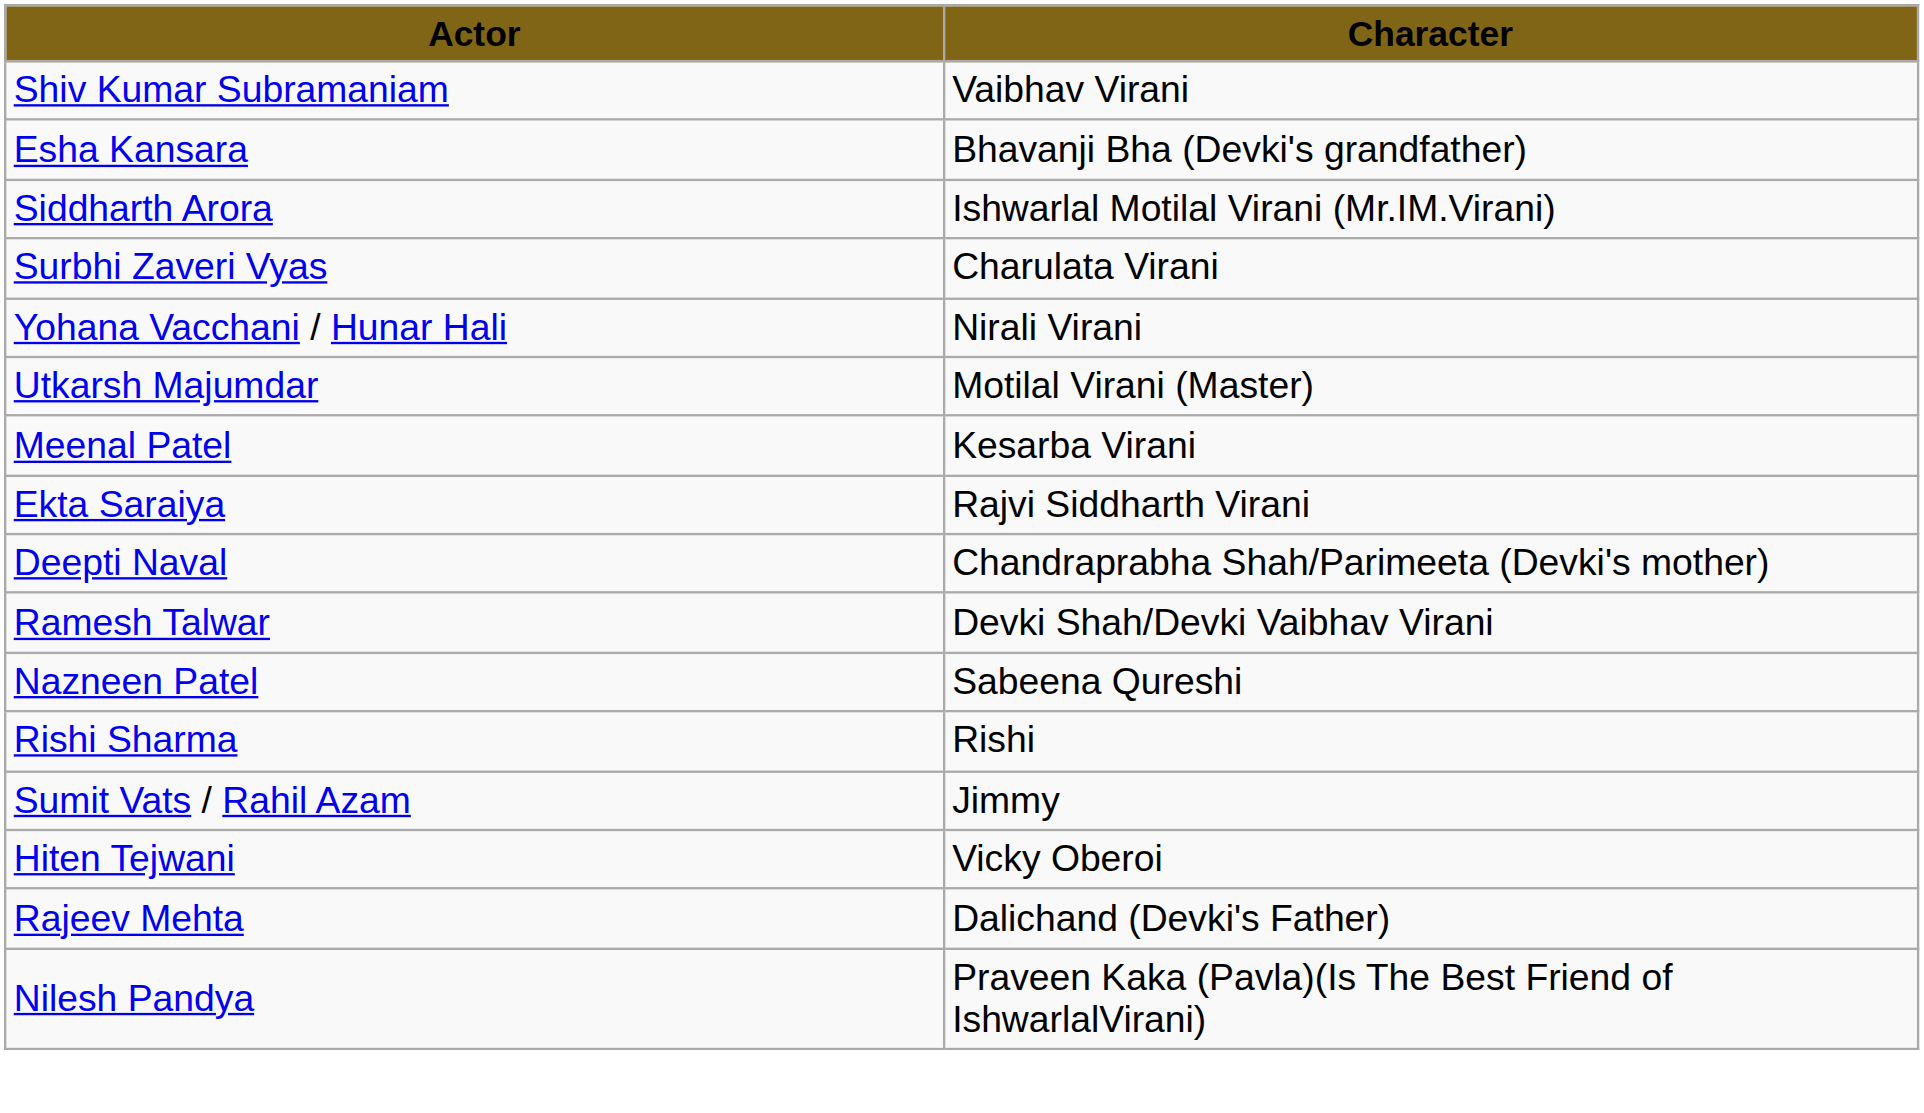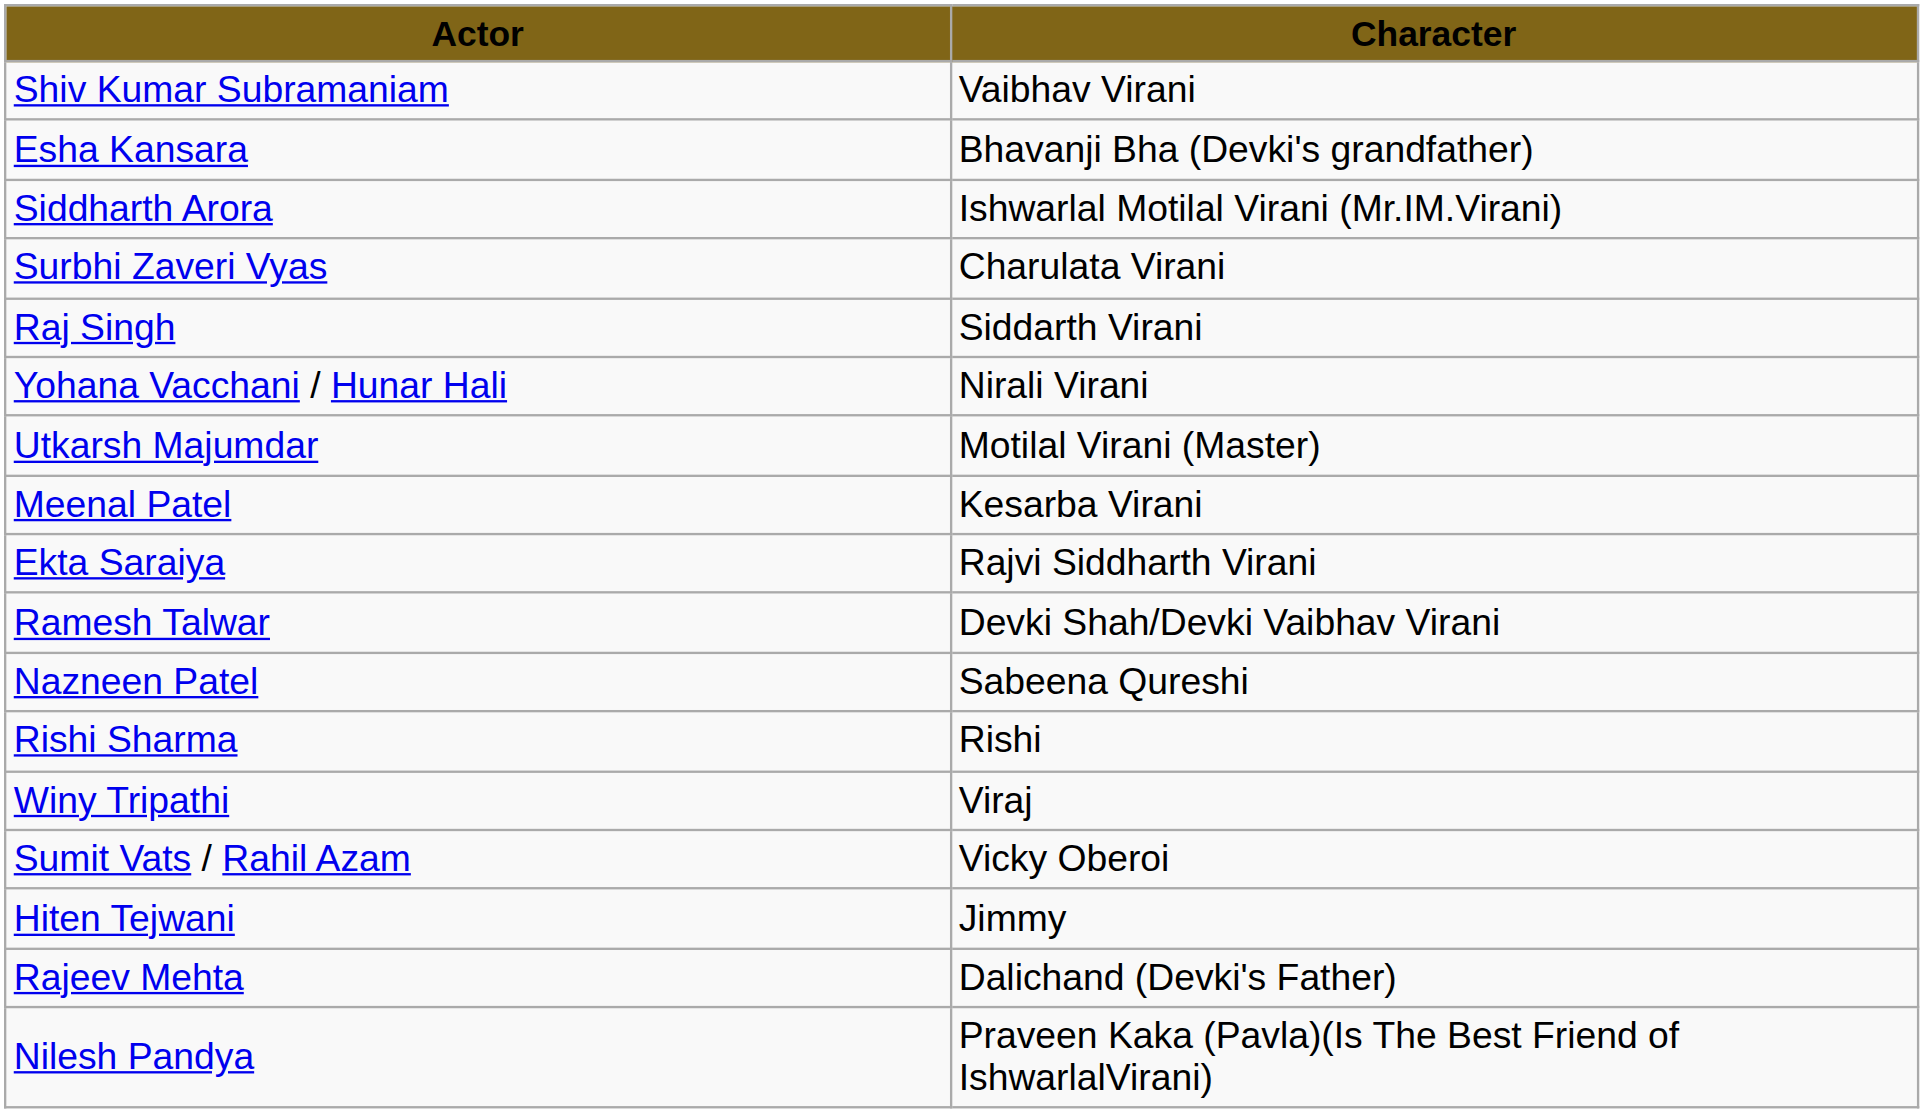+ row: (95, 326)
- row: (120, 563)
+ row: (121, 799)
(1006, 799) Jimmy -> (1064, 858) Vicky Oberoi
(1057, 858) Vicky Oberoi -> (1013, 917) Jimmy
